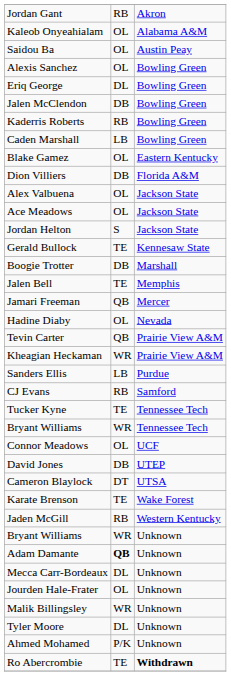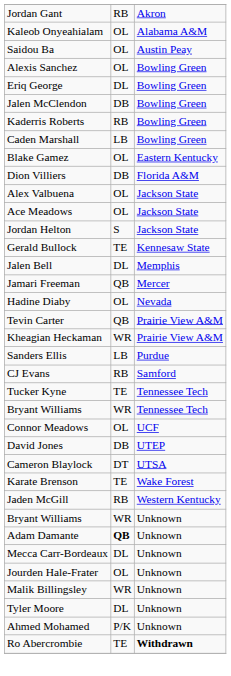- row: (40, 265)
(120, 283) TE -> (121, 265) DL
